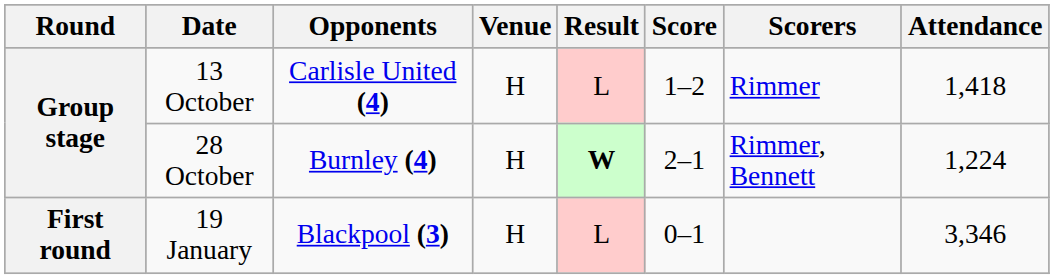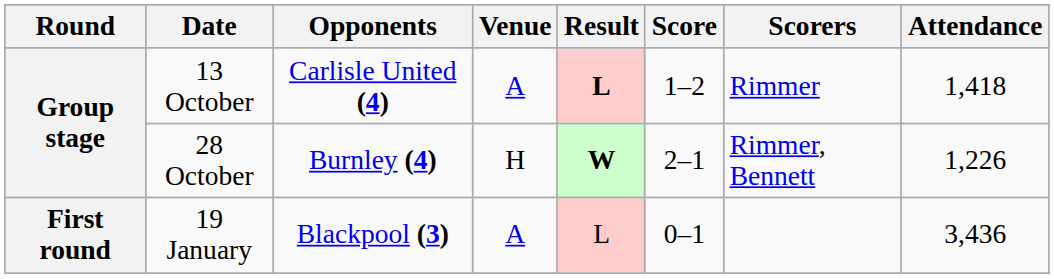(515, 85) H -> (515, 85) A
(602, 85) normal -> (602, 85) bold
(975, 160) 1,224 -> (975, 160) 1,226
(515, 234) H -> (515, 234) A
(975, 234) 3,346 -> (975, 234) 3,436
